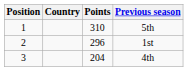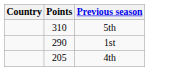- column: (23, 12)
(97, 43) 296 -> (59, 43) 290
(97, 58) 204 -> (59, 58) 205
